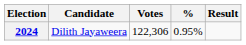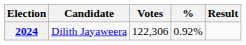(188, 31) 0.95% -> (188, 31) 0.92%
